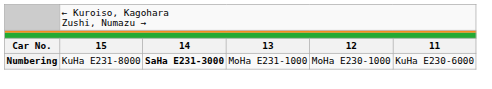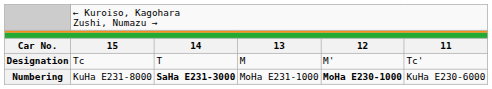+ row: (38, 61)
(351, 61) normal -> (363, 76) bold
